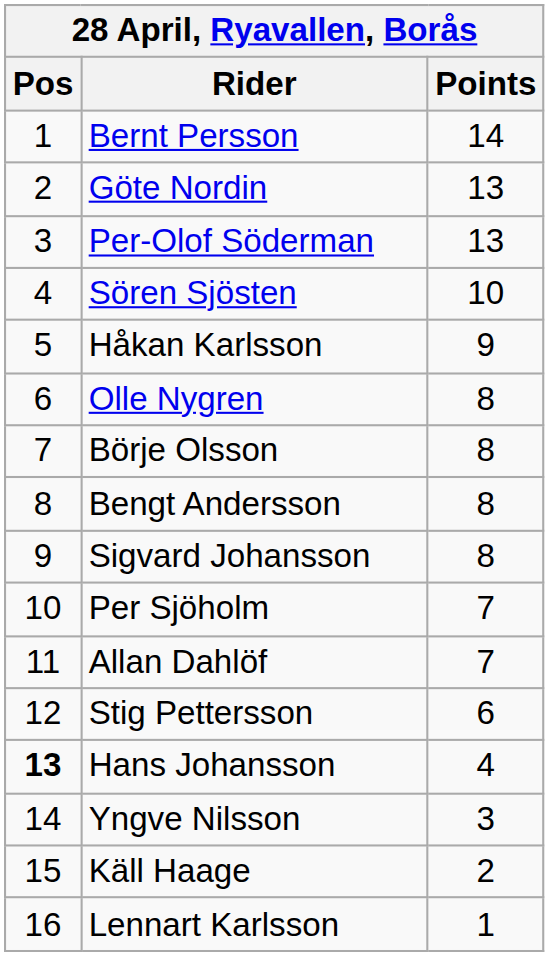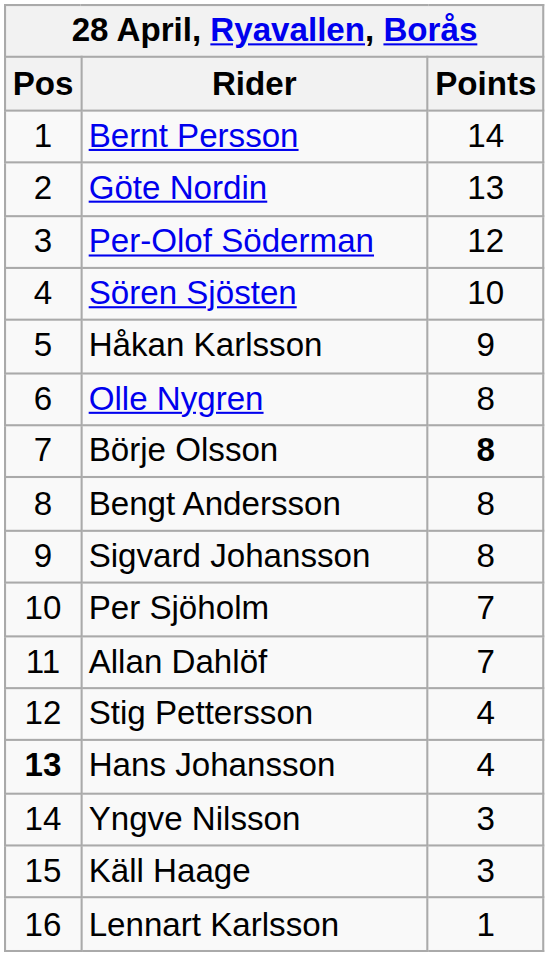(486, 240) 13 -> (486, 240) 12
(486, 450) normal -> (486, 450) bold
(486, 713) 6 -> (486, 713) 4
(486, 871) 2 -> (486, 871) 3
